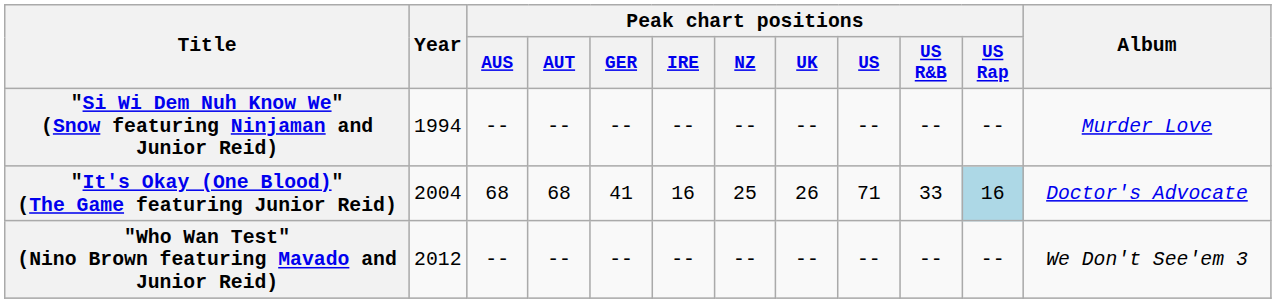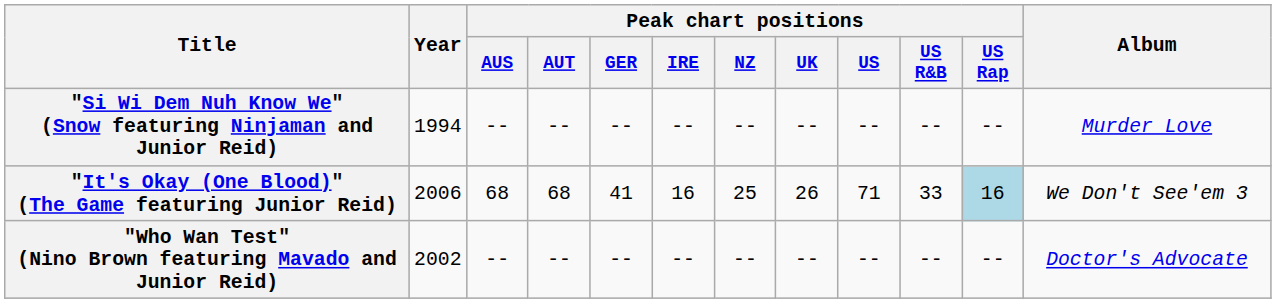(438, 193) 2004 -> (438, 193) 2006
(1147, 193) Doctor's Advocate -> (1147, 193) We Don't See'em 3
(438, 260) 2012 -> (438, 260) 2002
(1147, 260) We Don't See'em 3 -> (1147, 260) Doctor's Advocate
